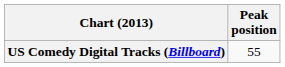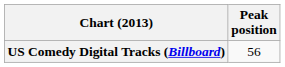(254, 51) 55 -> (254, 51) 56
